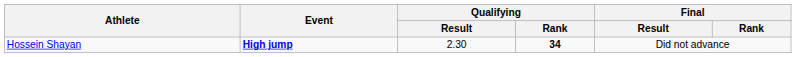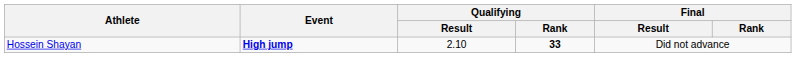(457, 45) 2.30 -> (457, 45) 2.10
(555, 45) 34 -> (555, 45) 33
